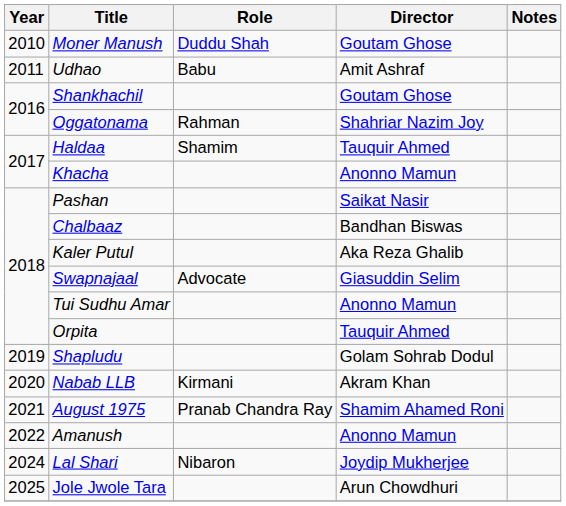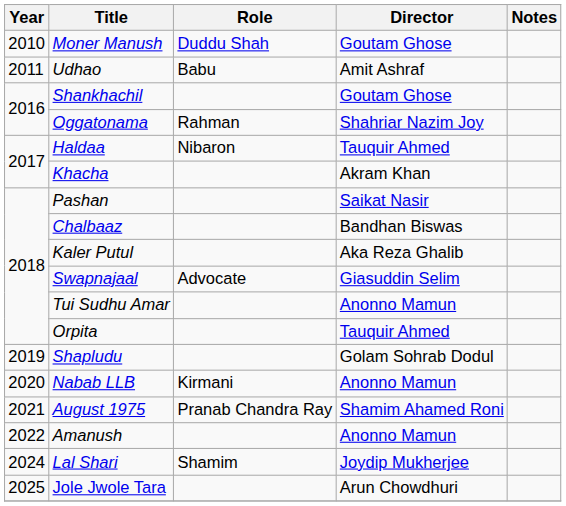(208, 148) Shamim -> (206, 148) Nibaron
(398, 174) Anonno Mamun -> (385, 174) Akram Khan
(385, 383) Akram Khan -> (398, 383) Anonno Mamun
(206, 461) Nibaron -> (208, 461) Shamim
